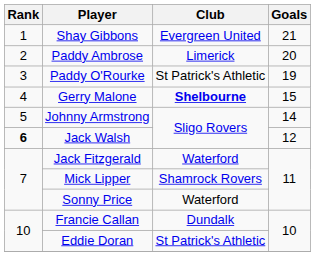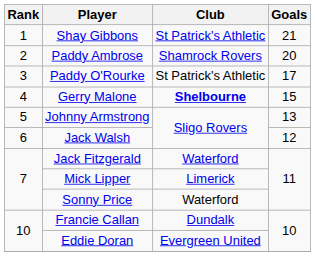(210, 35) Evergreen United -> (210, 35) St Patrick's Athletic
(210, 55) Limerick -> (210, 55) Shamrock Rovers
(289, 76) 19 -> (289, 76) 17
(289, 117) 14 -> (289, 117) 13
(23, 138) bold -> (23, 138) normal
(210, 179) Shamrock Rovers -> (210, 179) Limerick
(210, 240) St Patrick's Athletic -> (210, 240) Evergreen United
